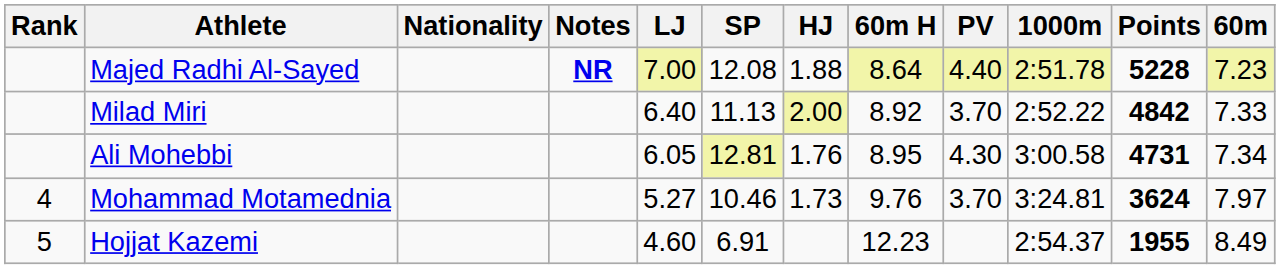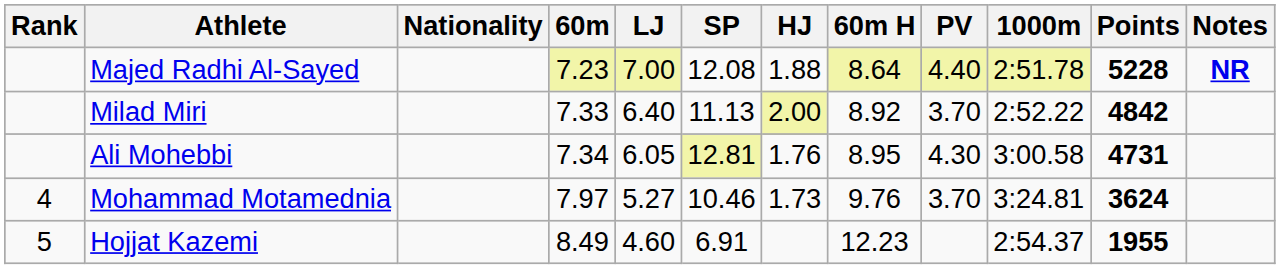columns swapped: (1241, 26) <-> (593, 26)
